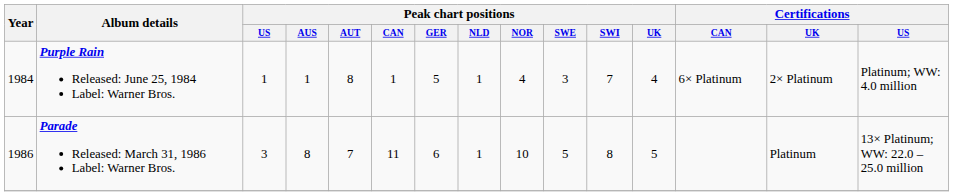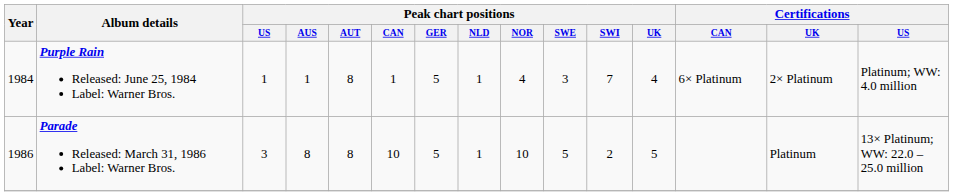(350, 153) 7 -> (350, 153) 8
(393, 153) 11 -> (393, 153) 10
(436, 153) 6 -> (436, 153) 5
(610, 153) 8 -> (610, 153) 2
